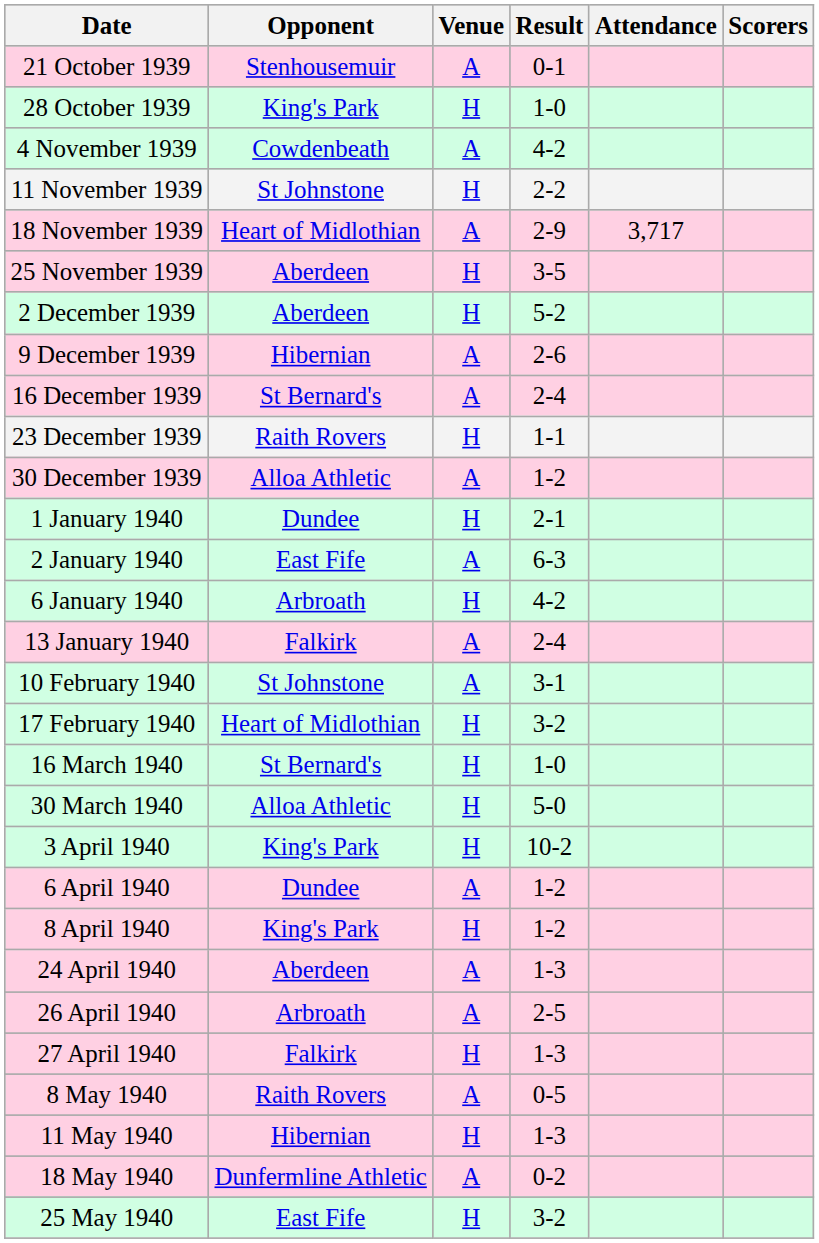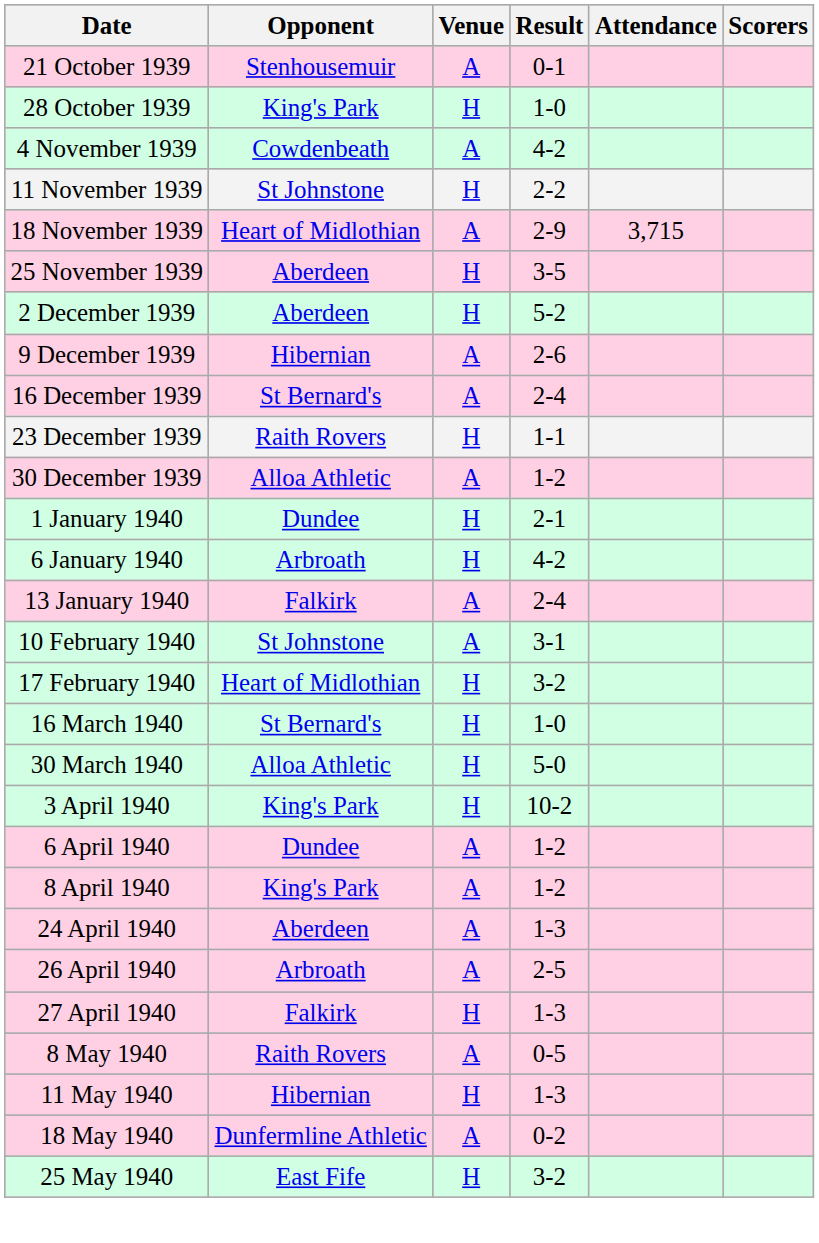(656, 230) 3,717 -> (656, 230) 3,715
- row: (107, 559)
(471, 929) H -> (471, 888) A
